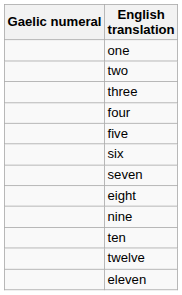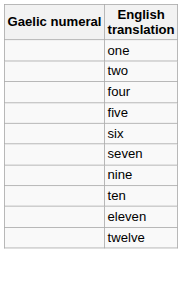- row: (123, 92)
- row: (122, 196)
rows swapped: (127, 279) <-> (126, 258)
